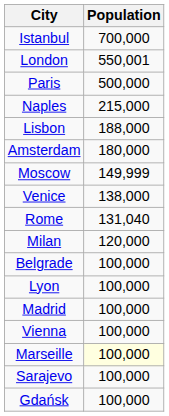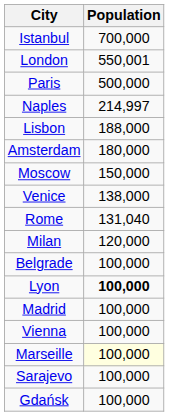(124, 106) 215,000 -> (124, 106) 214,997
(124, 173) 149,999 -> (124, 173) 150,000
(124, 286) normal -> (124, 286) bold
